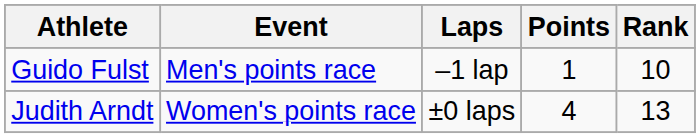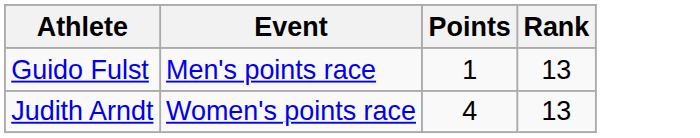- column: (472, 27)
(656, 69) 10 -> (556, 69) 13
